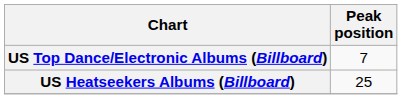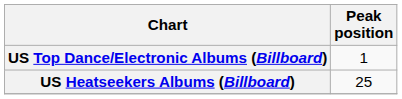(364, 57) 7 -> (364, 57) 1
